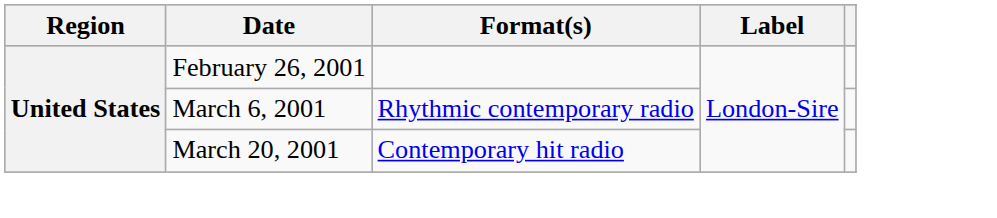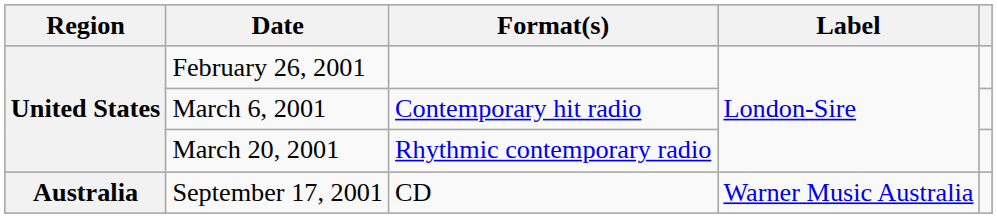(536, 108) Rhythmic contemporary radio -> (518, 108) Contemporary hit radio
(501, 150) Contemporary hit radio -> (553, 150) Rhythmic contemporary radio
+ row: (278, 191)
